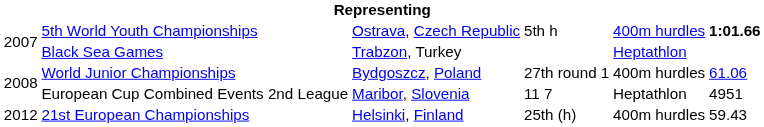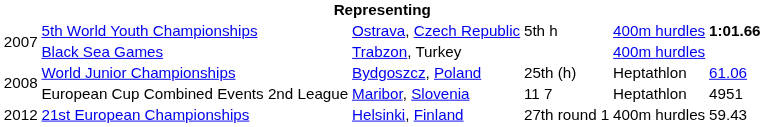(650, 52) Heptathlon -> (659, 52) 400m hurdles
(567, 73) 27th round 1 -> (550, 73) 25th (h)
(659, 73) 400m hurdles -> (650, 73) Heptathlon
(550, 114) 25th (h) -> (567, 114) 27th round 1
